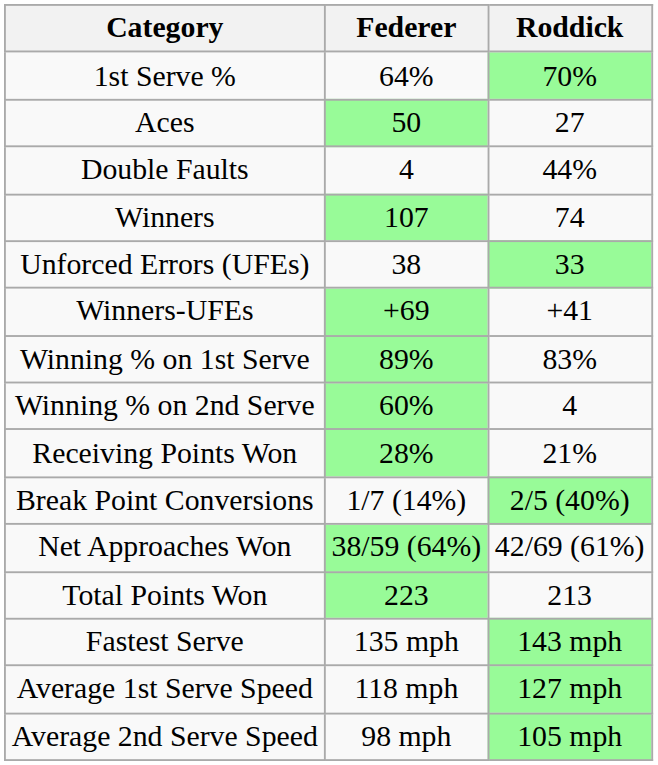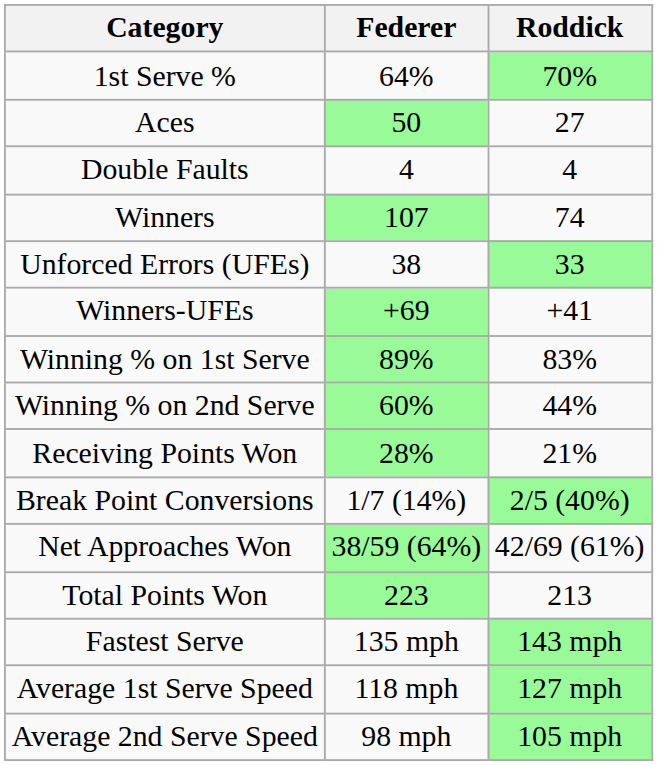(570, 169) 44% -> (570, 169) 4
(570, 405) 4 -> (570, 405) 44%
